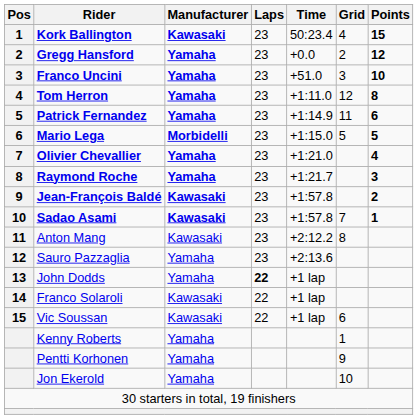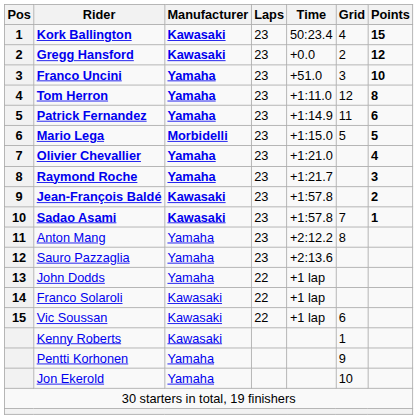(192, 55) Yamaha -> (197, 55) Kawasaki
(195, 237) Kawasaki -> (191, 237) Yamaha
(261, 277) bold -> (261, 277) normal
(191, 338) Yamaha -> (195, 338) Kawasaki
